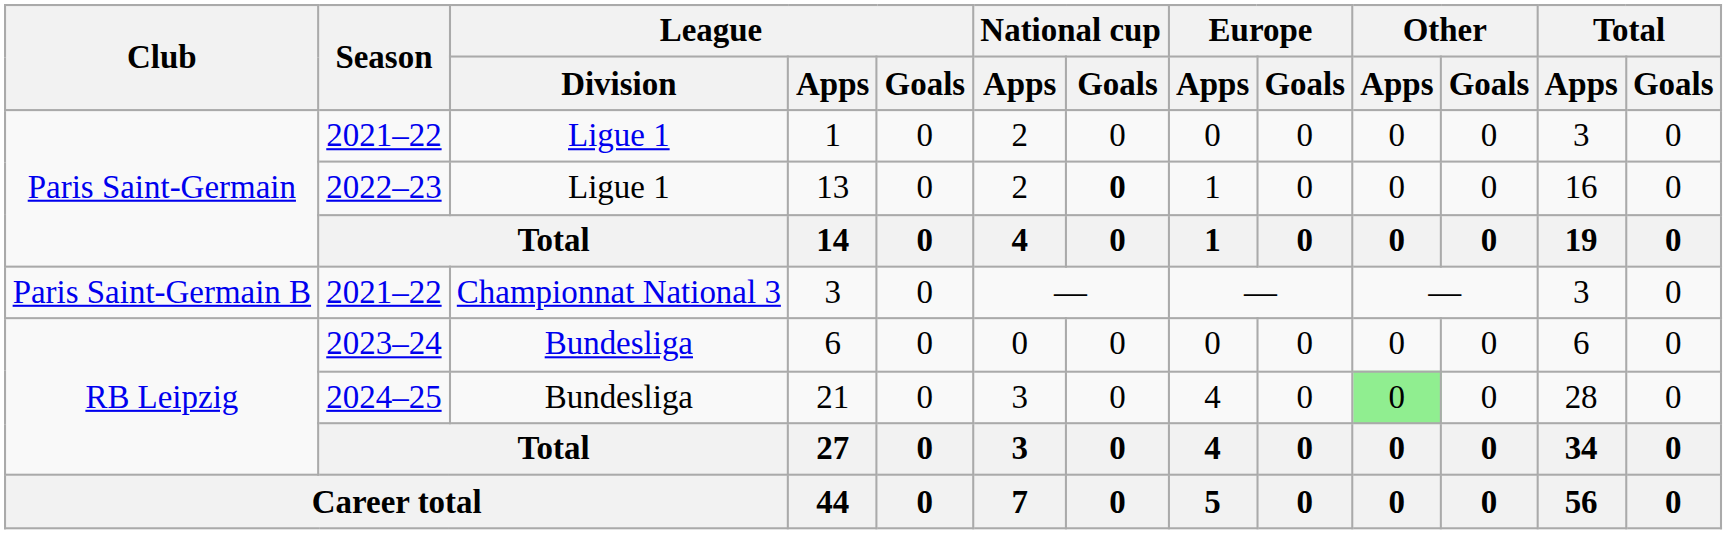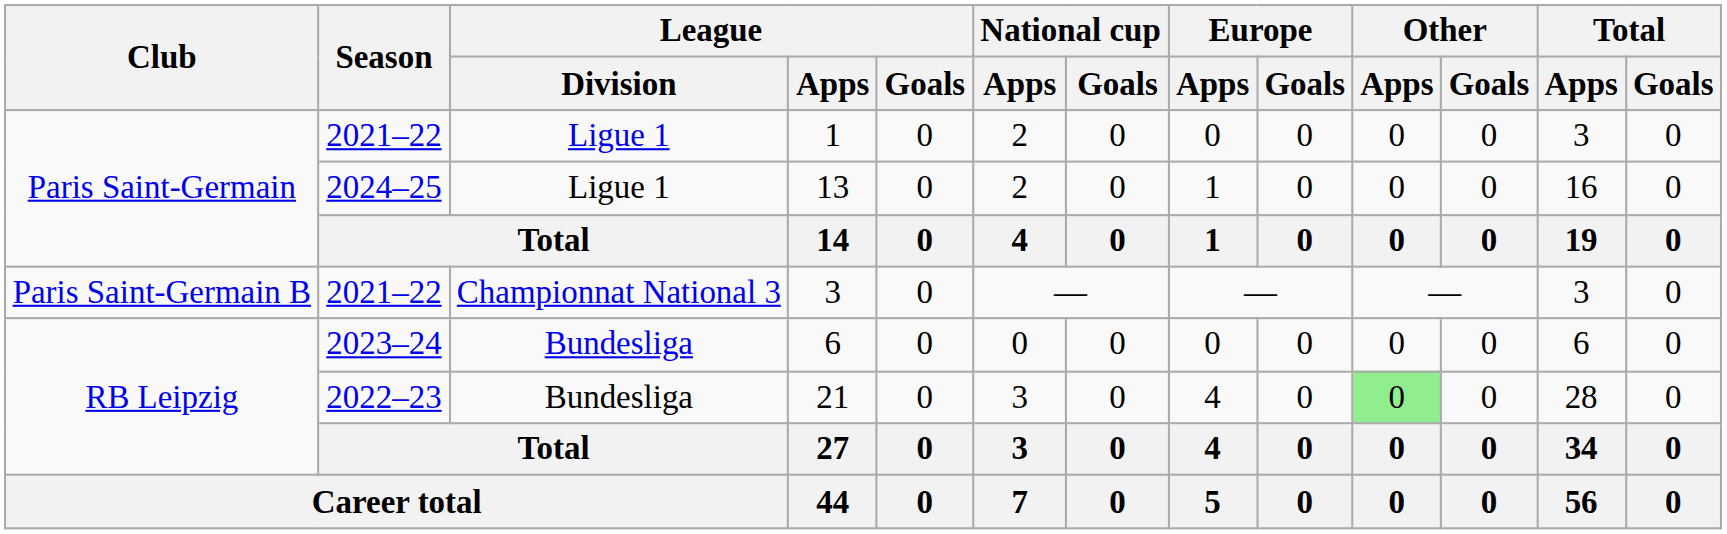(384, 187) 2022–23 -> (384, 187) 2024–25
(1117, 187) bold -> (1117, 187) normal
(384, 396) 2024–25 -> (384, 396) 2022–23
